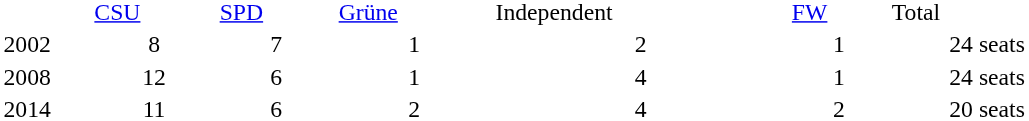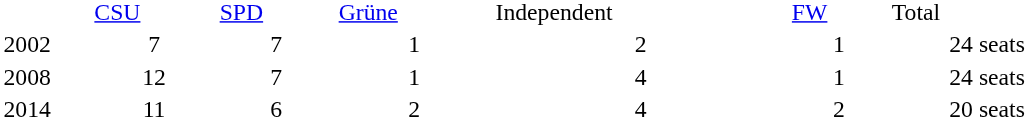(154, 44) 8 -> (154, 44) 7
(276, 77) 6 -> (276, 77) 7
